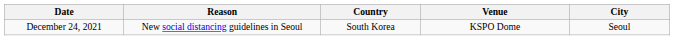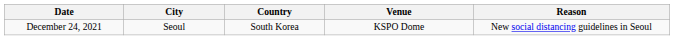columns swapped: (619, 12) <-> (222, 12)
